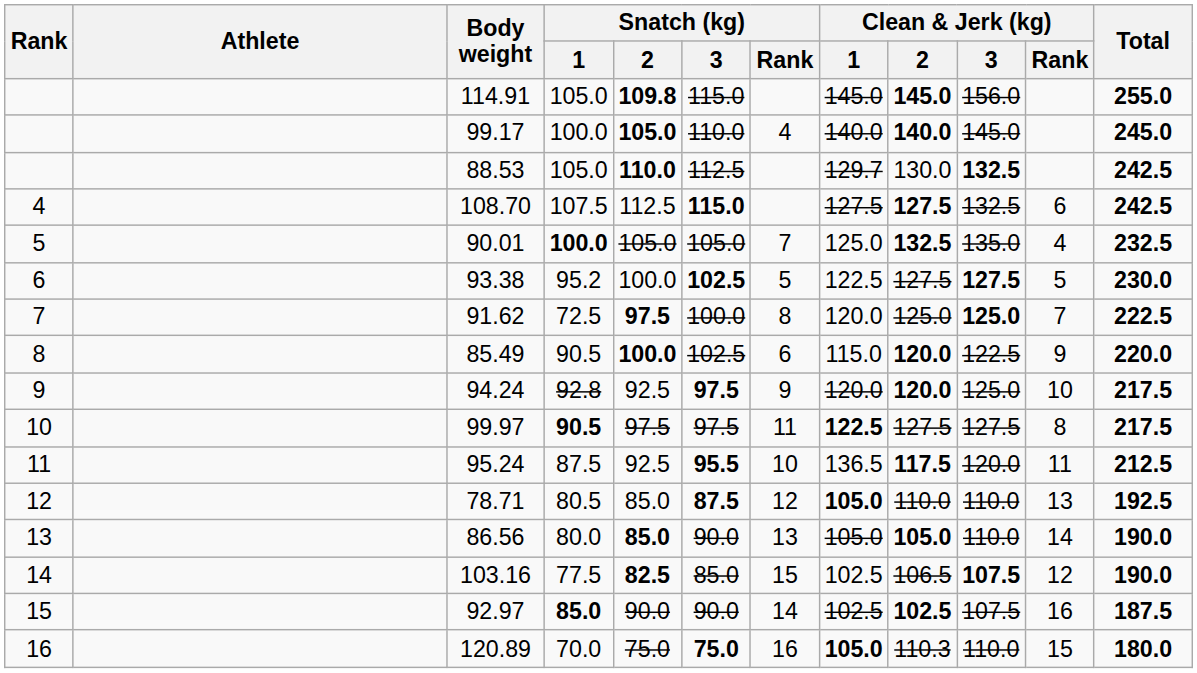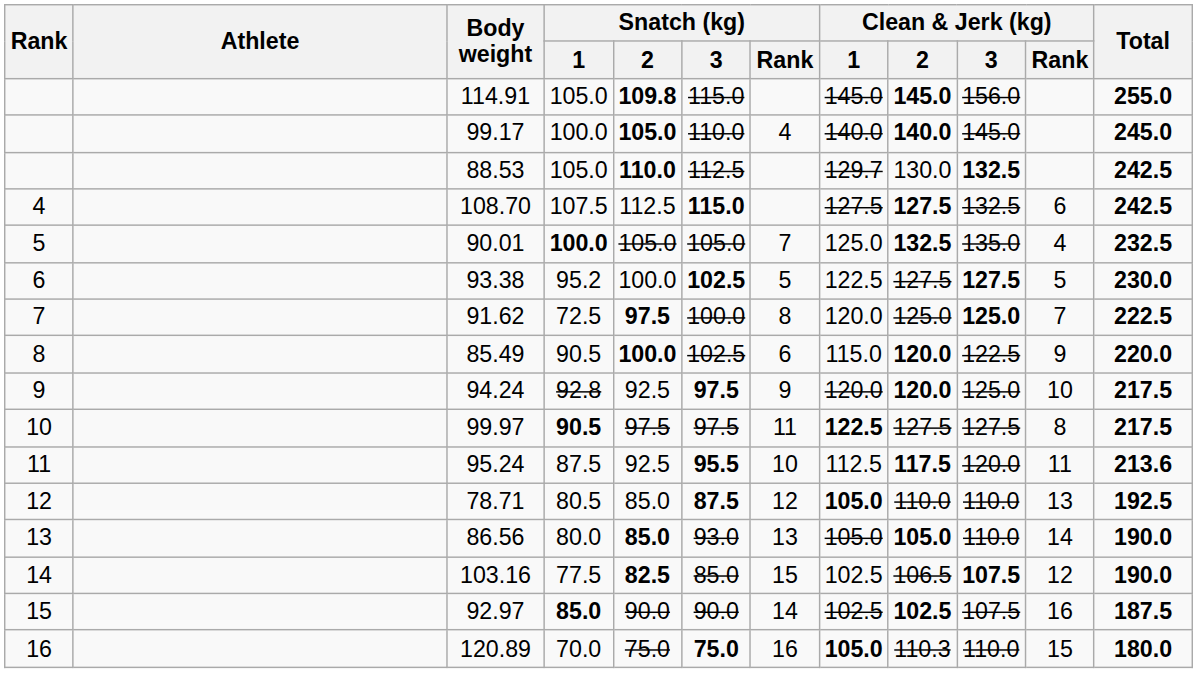(854, 464) 136.5 -> (854, 464) 112.5
(1143, 464) 212.5 -> (1143, 464) 213.6
(716, 538) 90.0 -> (716, 538) 93.0
